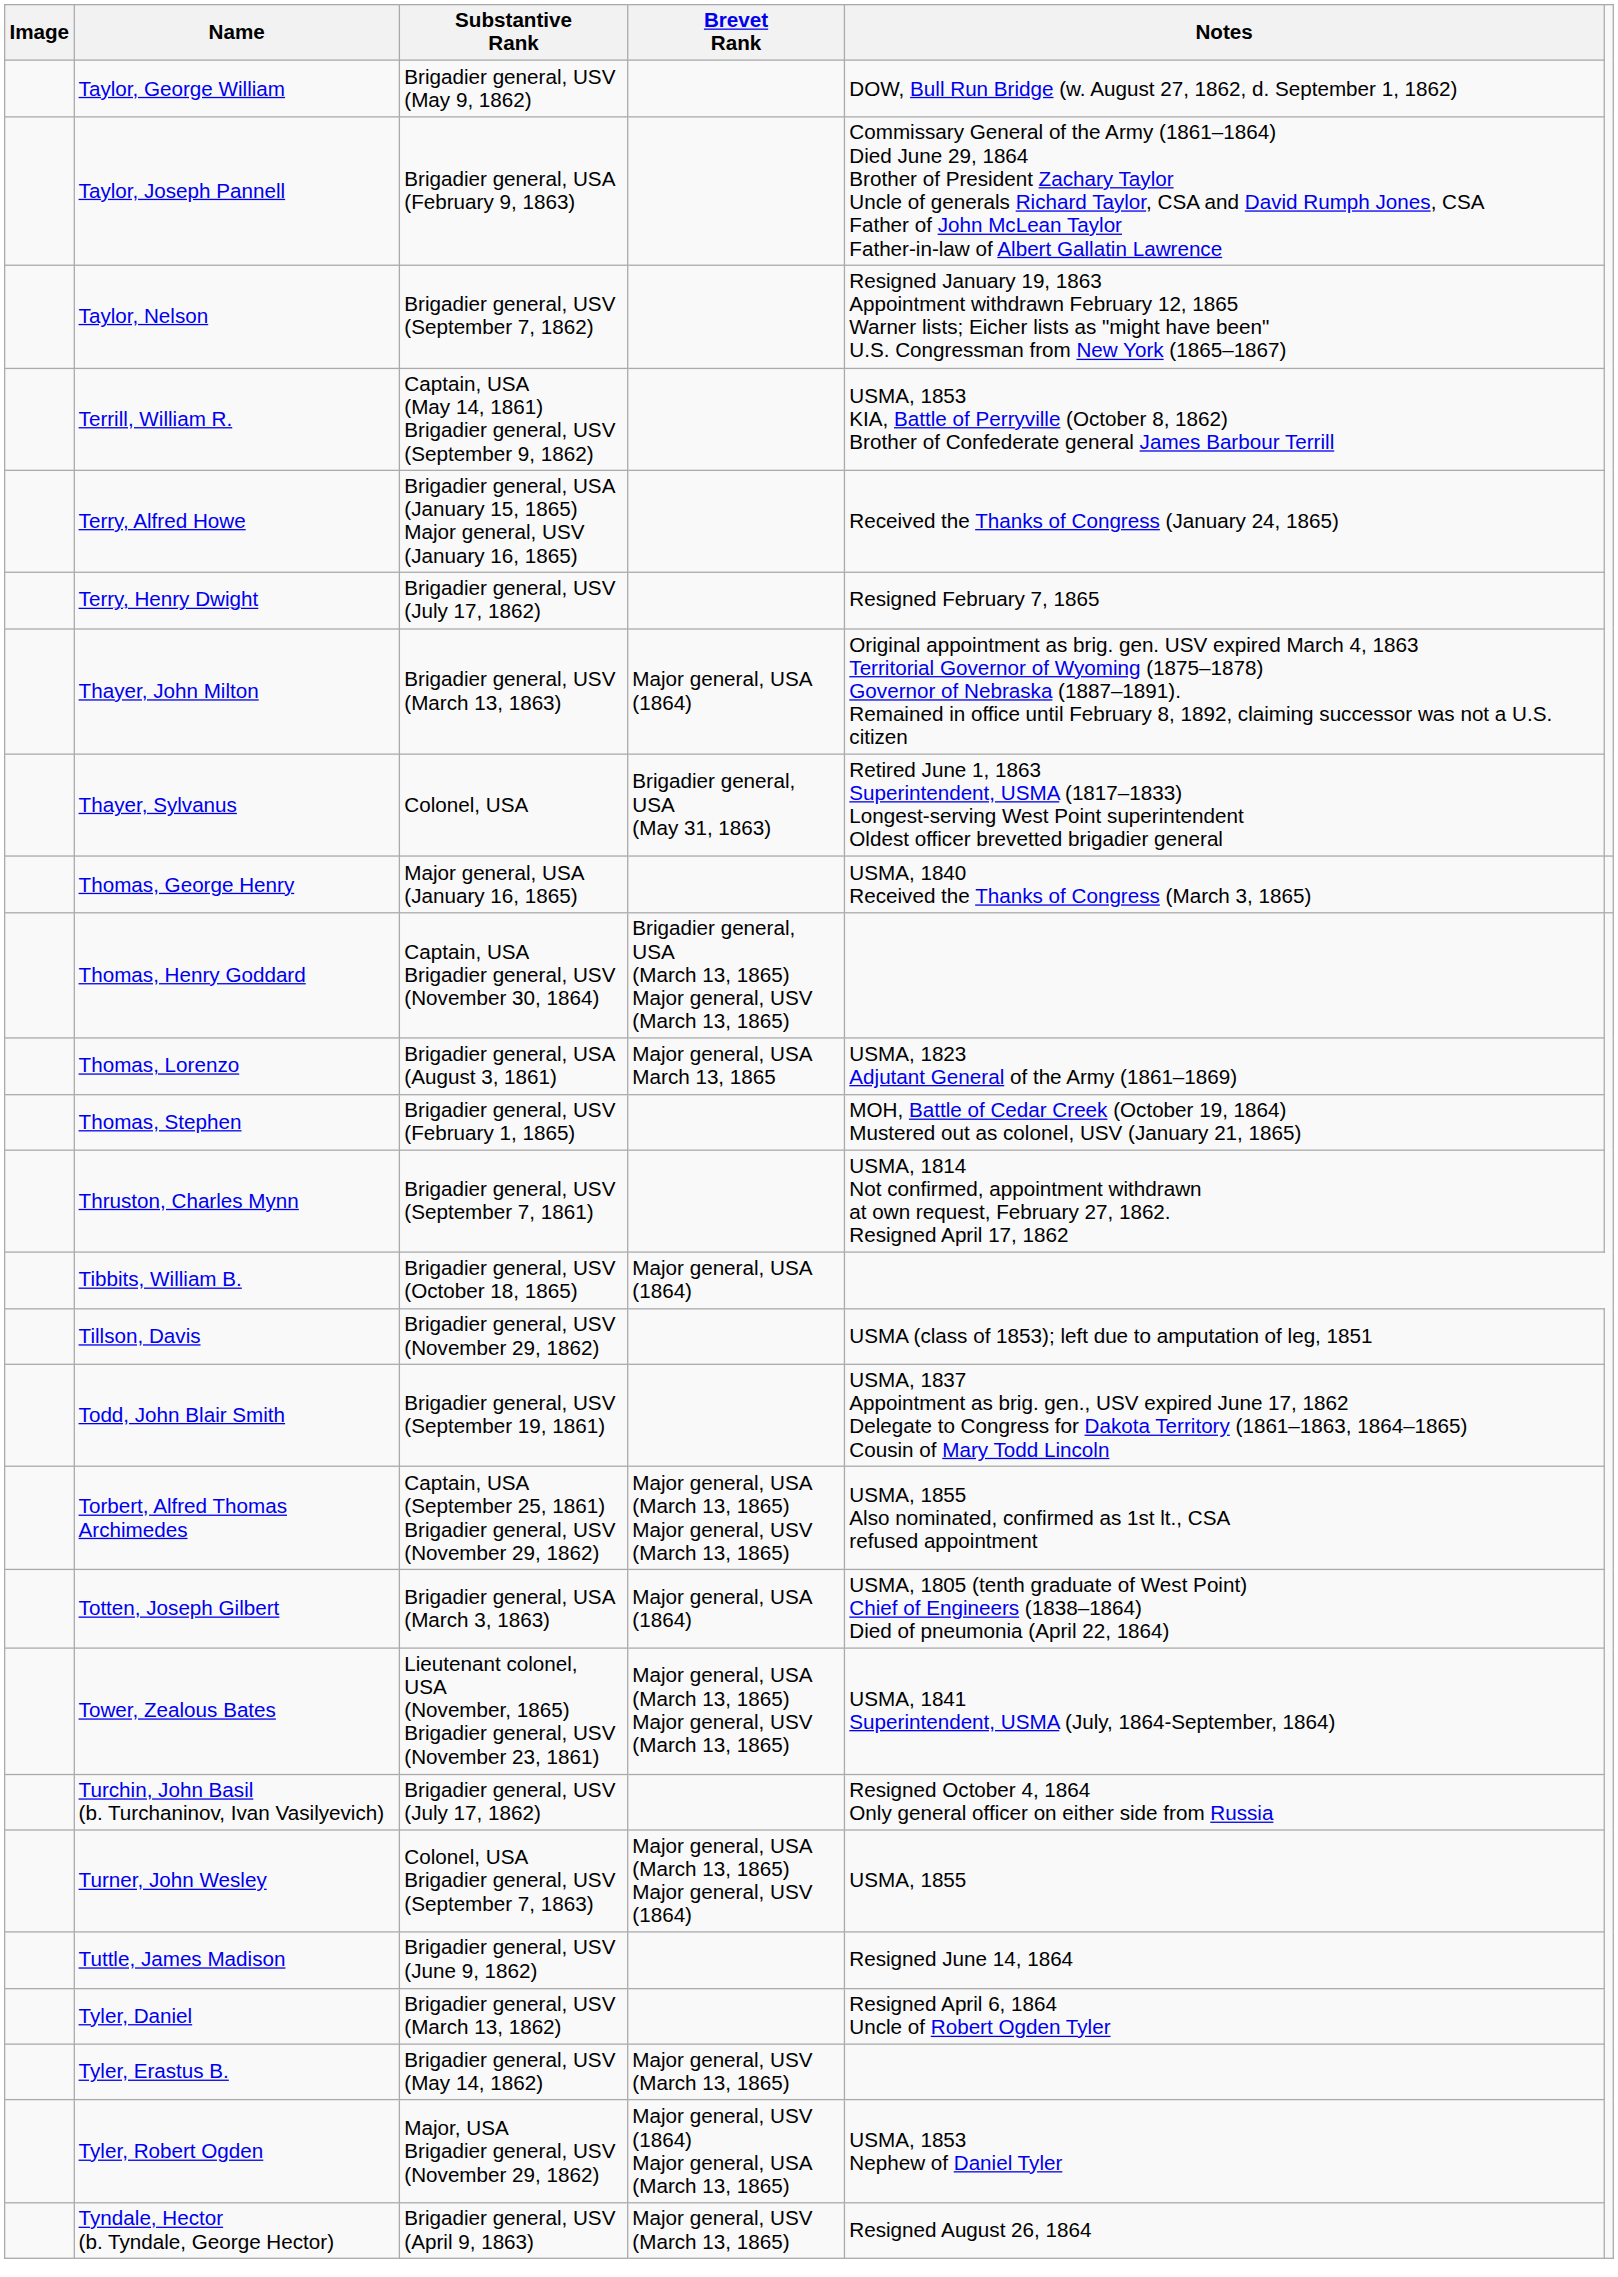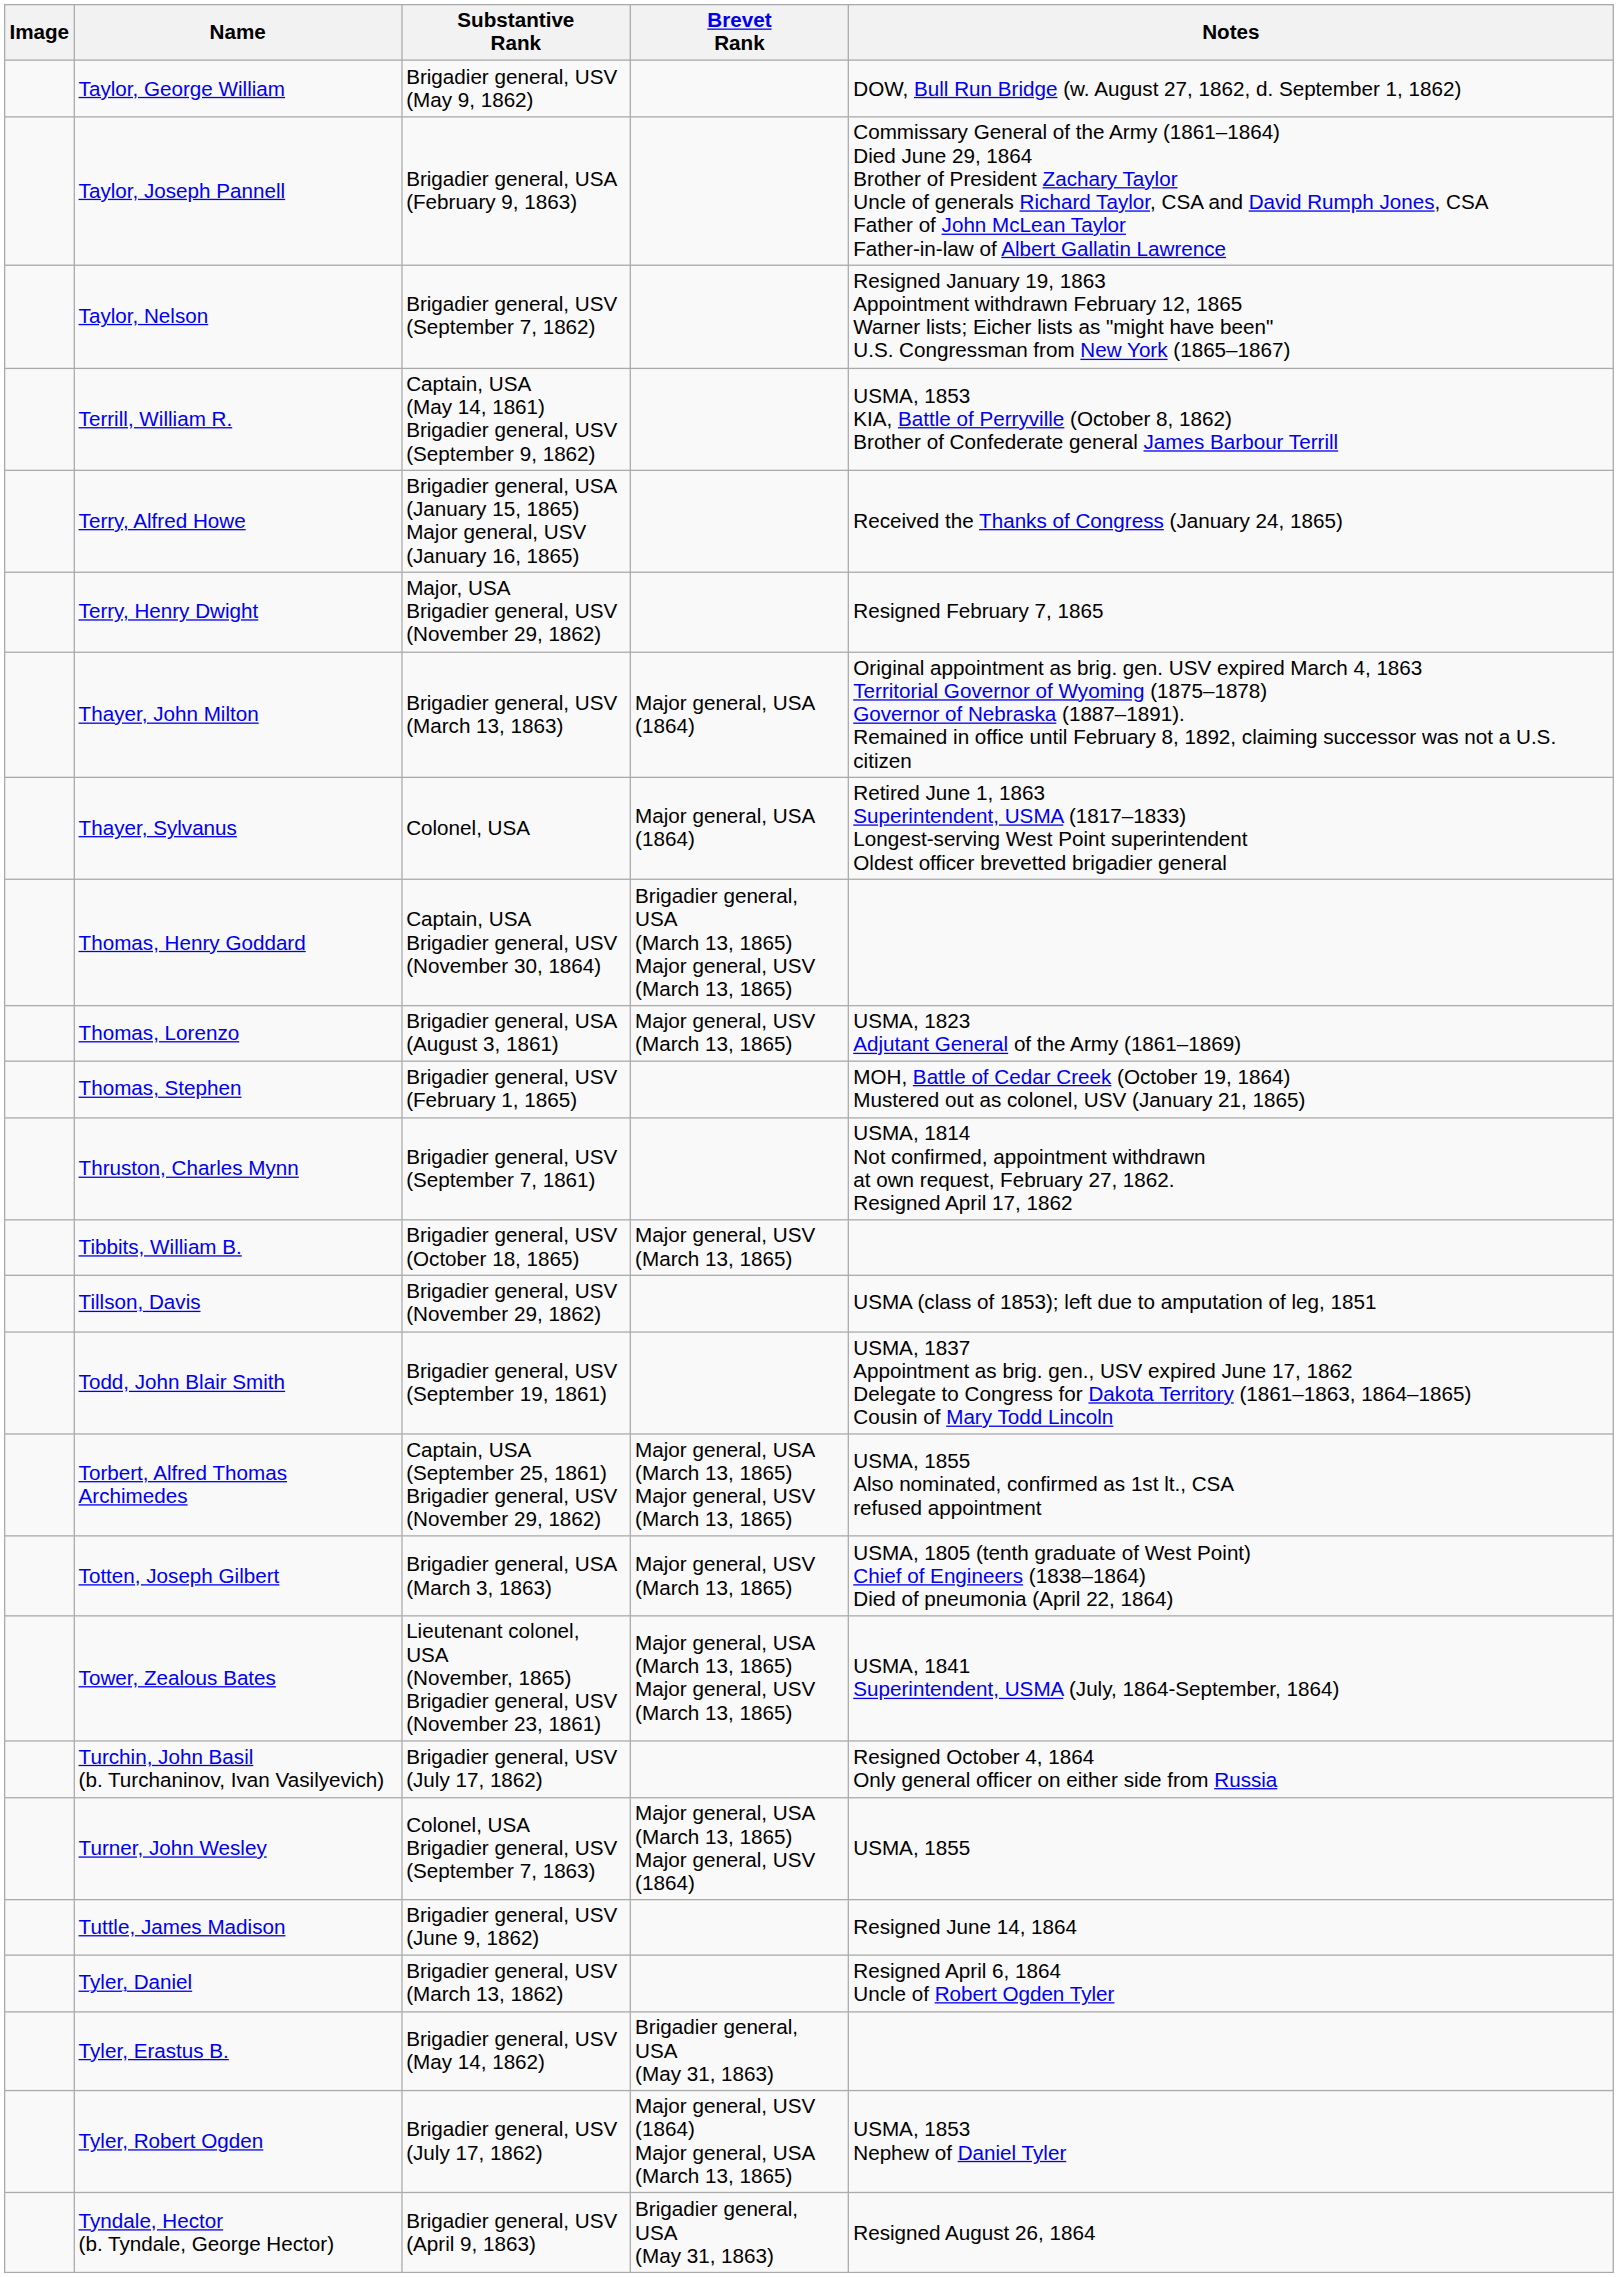(510, 600) Brigadier general, USV (July 17, 1862) -> (512, 612) Major, USA Brigadier general, USV (November 29, 1862)
(714, 805) Brigadier general, USA (May 31, 1863) -> (725, 828) Major general, USA (1864)
- row: (186, 884)
(722, 1065) Major general, USA March 13, 1865 -> (725, 1033) Major general, USV (March 13, 1865)
(722, 1280) Major general, USA (1864) -> (725, 1247) Major general, USV (March 13, 1865)
(722, 1608) Major general, USA (1864) -> (725, 1575) Major general, USV (March 13, 1865)
(722, 2071) Major general, USV (March 13, 1865) -> (717, 2050) Brigadier general, USA (May 31, 1863)
(510, 2151) Major, USA Brigadier general, USV (November 29, 1862) -> (512, 2141) Brigadier general, USV (July 17, 1862)
(722, 2230) Major general, USV (March 13, 1865) -> (717, 2232) Brigadier general, USA (May 31, 1863)
